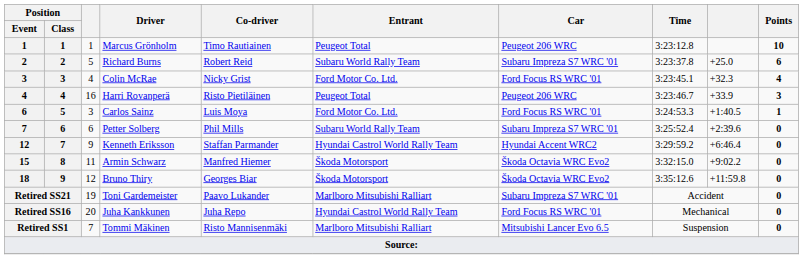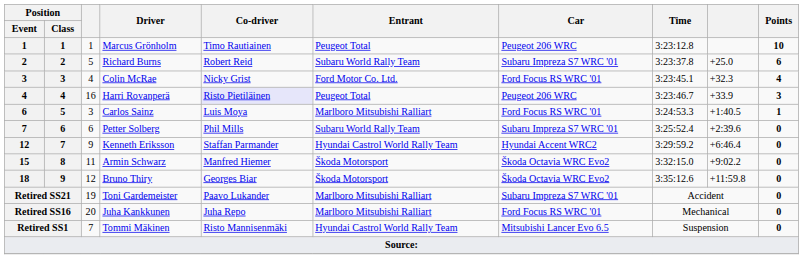(237, 95) no background -> (237, 95) lavender background
(356, 112) Ford Motor Co. Ltd. -> (373, 112) Marlboro Mitsubishi Ralliart
(386, 211) Hyundai Castrol World Rally Team -> (373, 211) Marlboro Mitsubishi Ralliart
(373, 228) Marlboro Mitsubishi Ralliart -> (386, 228) Hyundai Castrol World Rally Team
